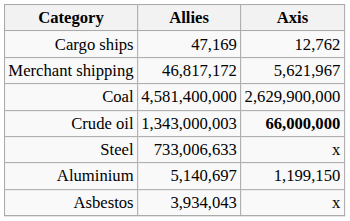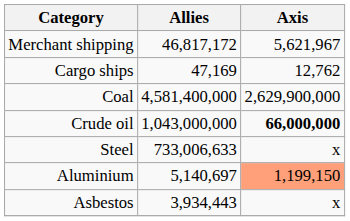rows swapped: (94, 44) <-> (71, 70)
(189, 123) 1,343,000,003 -> (189, 123) 1,043,000,000
(307, 176) no background -> (307, 176) lightsalmon background
(204, 202) 3,934,043 -> (204, 202) 3,934,443
